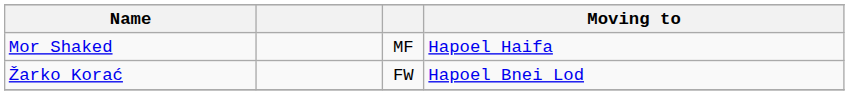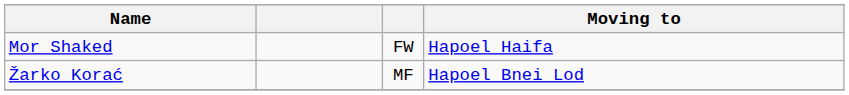(403, 47) MF -> (403, 47) FW
(403, 75) FW -> (403, 75) MF
